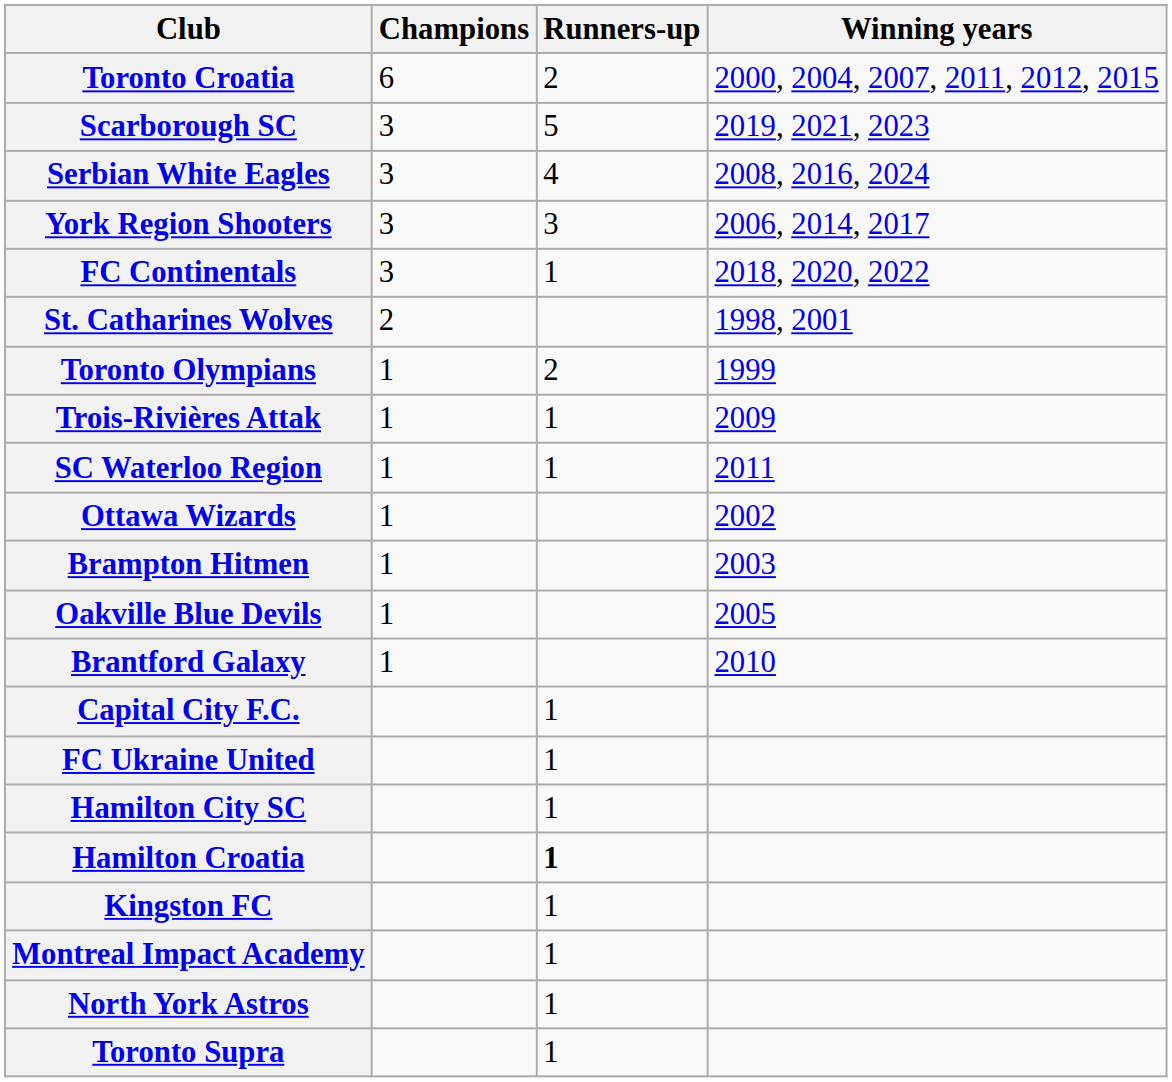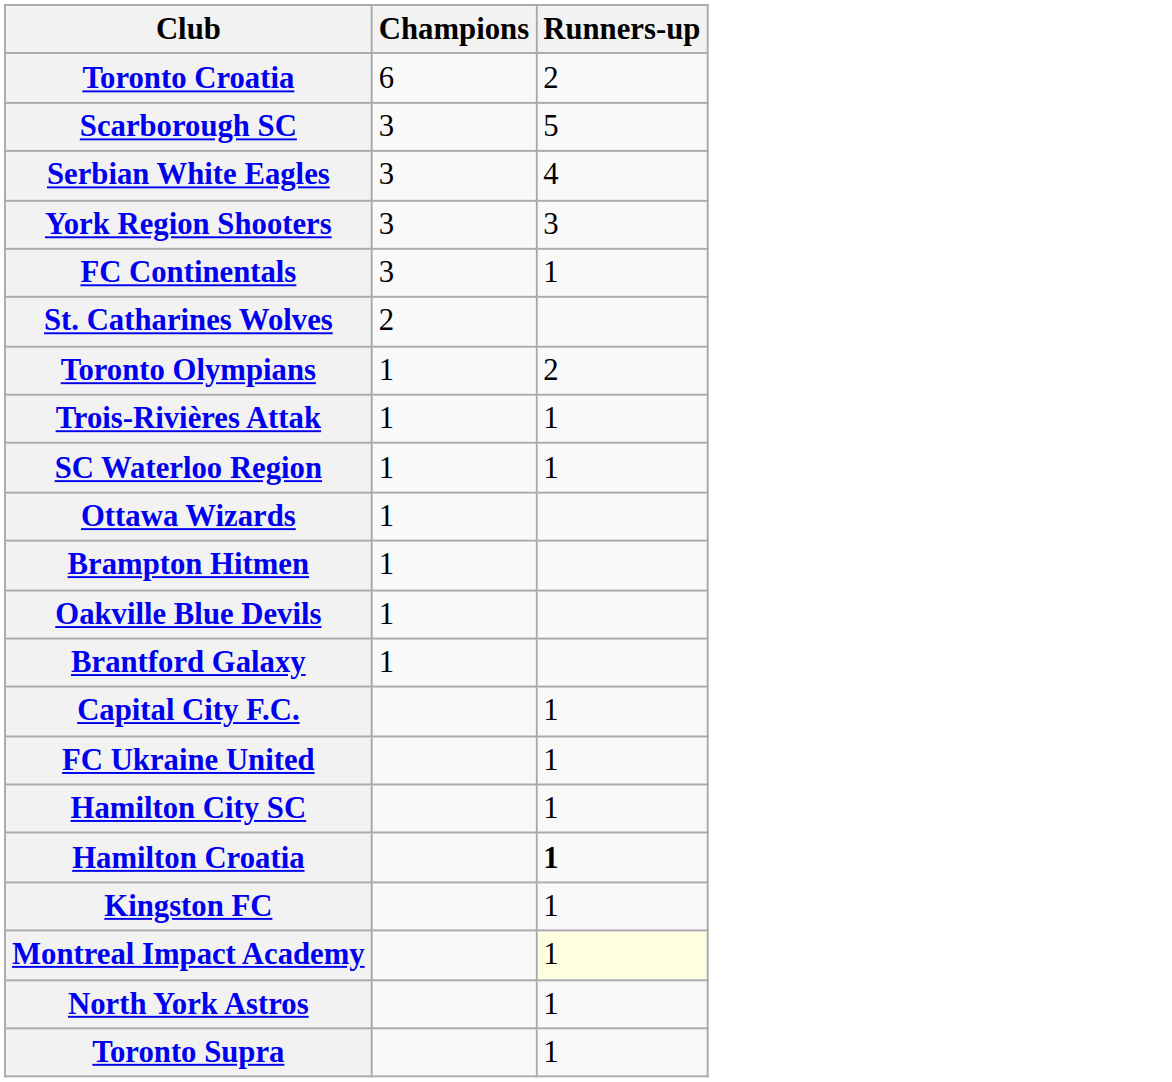- column: (937, 28)
(551, 954) no background -> (551, 954) lightyellow background
